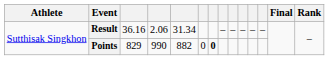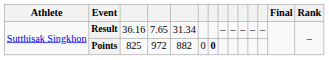(159, 30) 2.06 -> (159, 30) 7.65
(134, 47) 829 -> (134, 47) 825
(159, 47) 990 -> (159, 47) 972
